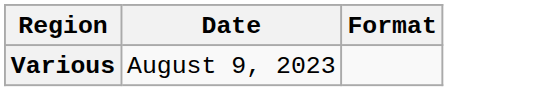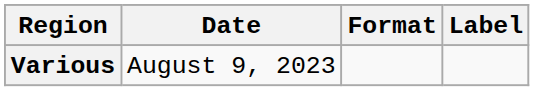+ column: (486, 25)
